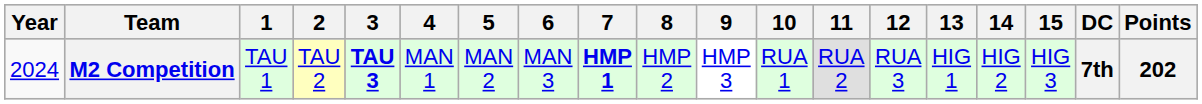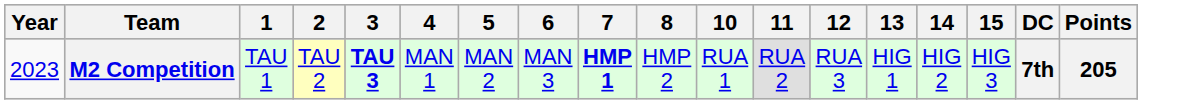- column: (726, 22)
(35, 69) 2024 -> (35, 69) 2023
(1158, 69) 202 -> (1098, 69) 205
